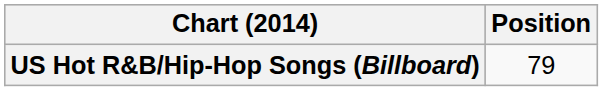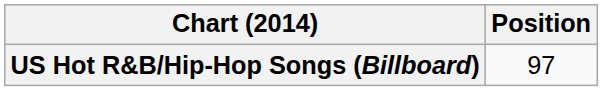(541, 64) 79 -> (541, 64) 97
